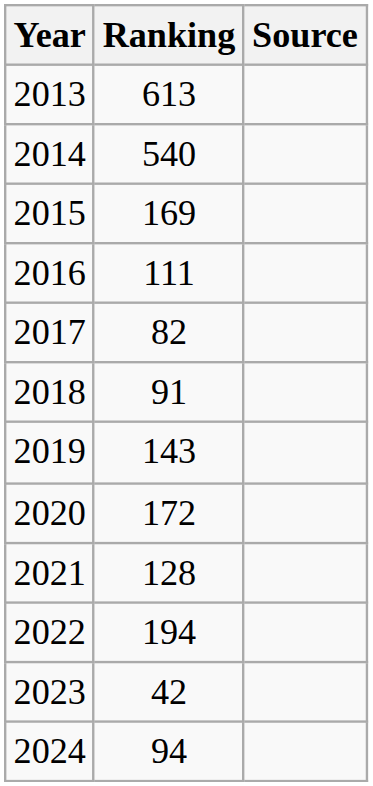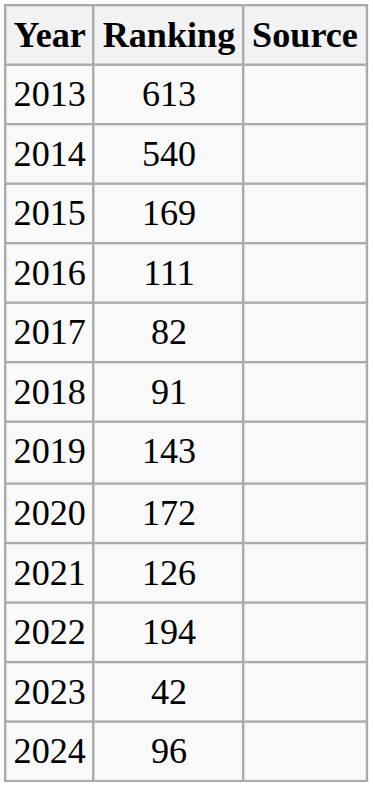(169, 571) 128 -> (169, 571) 126
(169, 750) 94 -> (169, 750) 96
